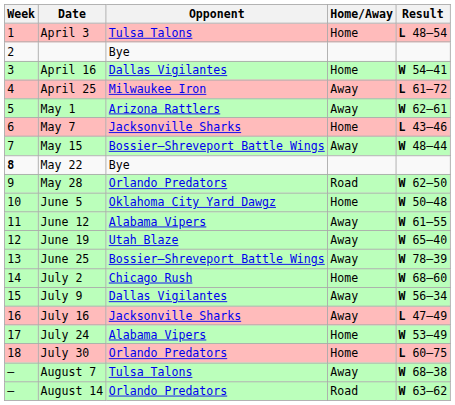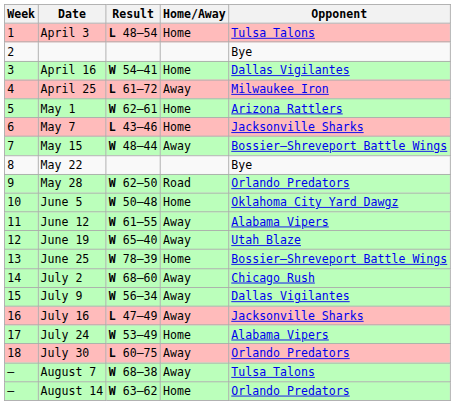columns swapped: (217, 14) <-> (423, 14)
(344, 108) Away -> (177, 108) Home
(11, 165) bold -> (11, 165) normal
(344, 259) Away -> (177, 259) Home
(344, 278) Home -> (177, 278) Away
(344, 353) Home -> (177, 353) Away
(344, 391) Road -> (177, 391) Home
